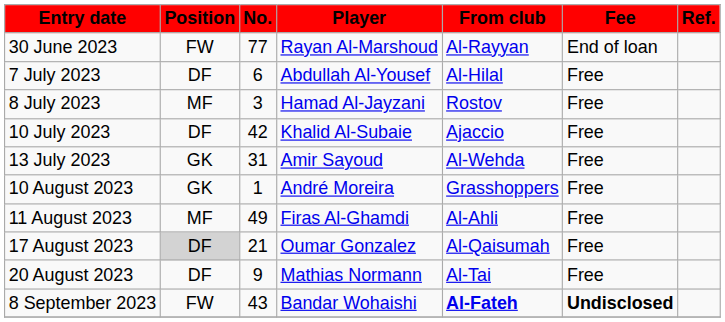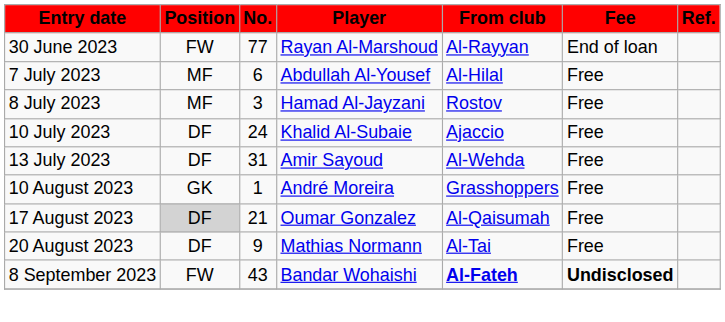(200, 75) DF -> (200, 75) MF
(258, 132) 42 -> (258, 132) 24
(200, 160) GK -> (200, 160) DF
- row: (70, 217)
